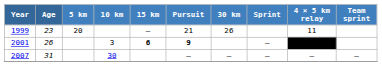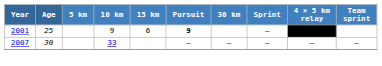- row: (20, 31)
(49, 44) 26 -> (49, 31) 25
(112, 44) 3 -> (112, 31) 9
(148, 44) bold -> (148, 31) normal
(49, 56) 31 -> (49, 44) 30
(112, 56) 30 -> (112, 44) 33
